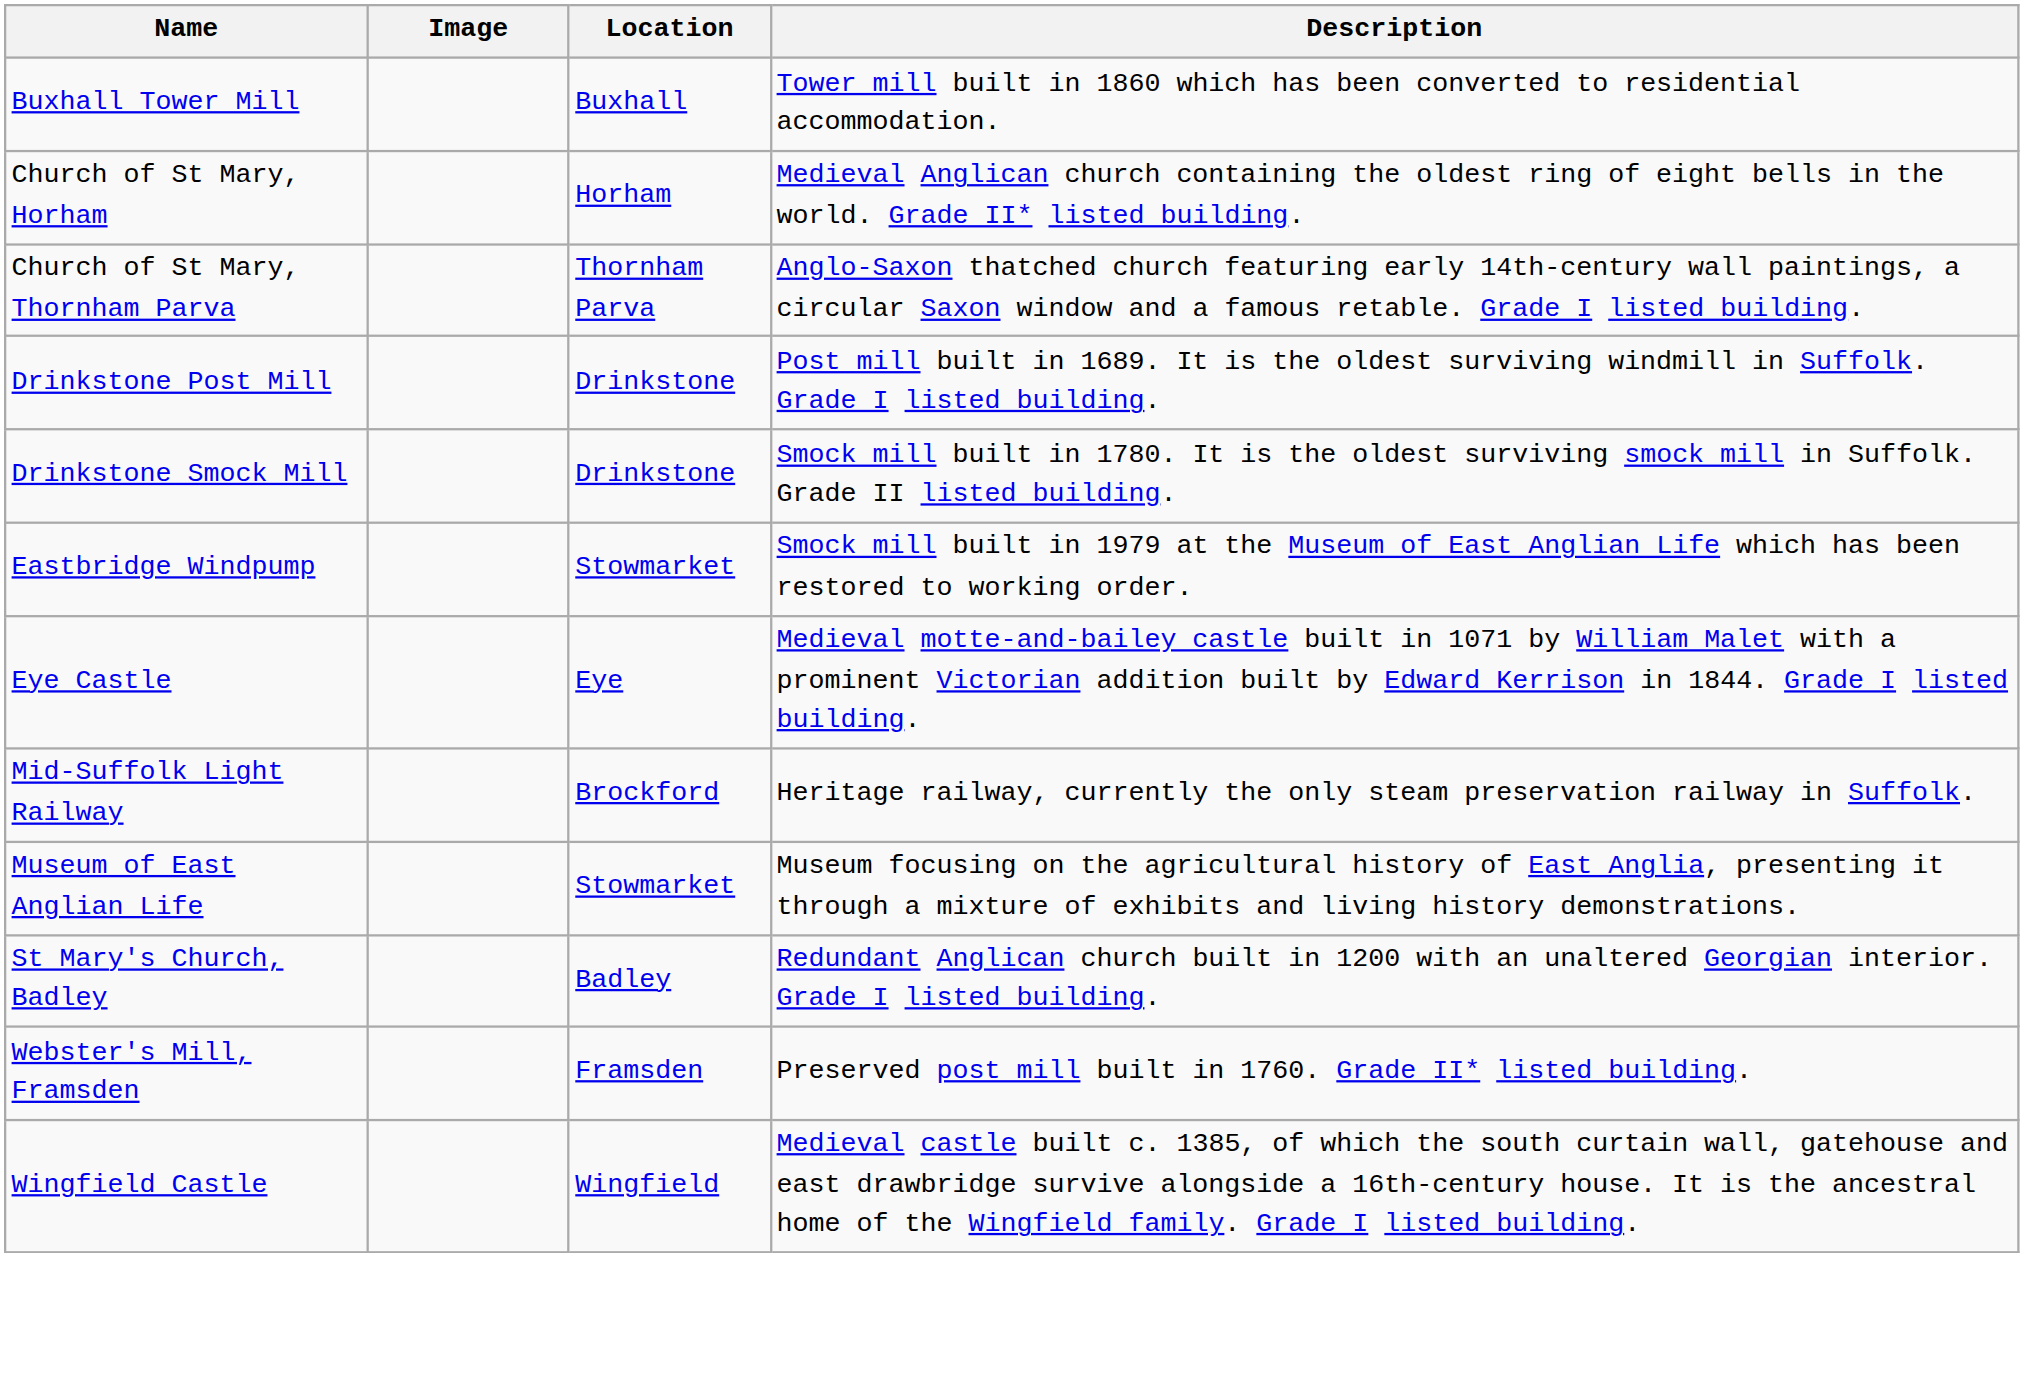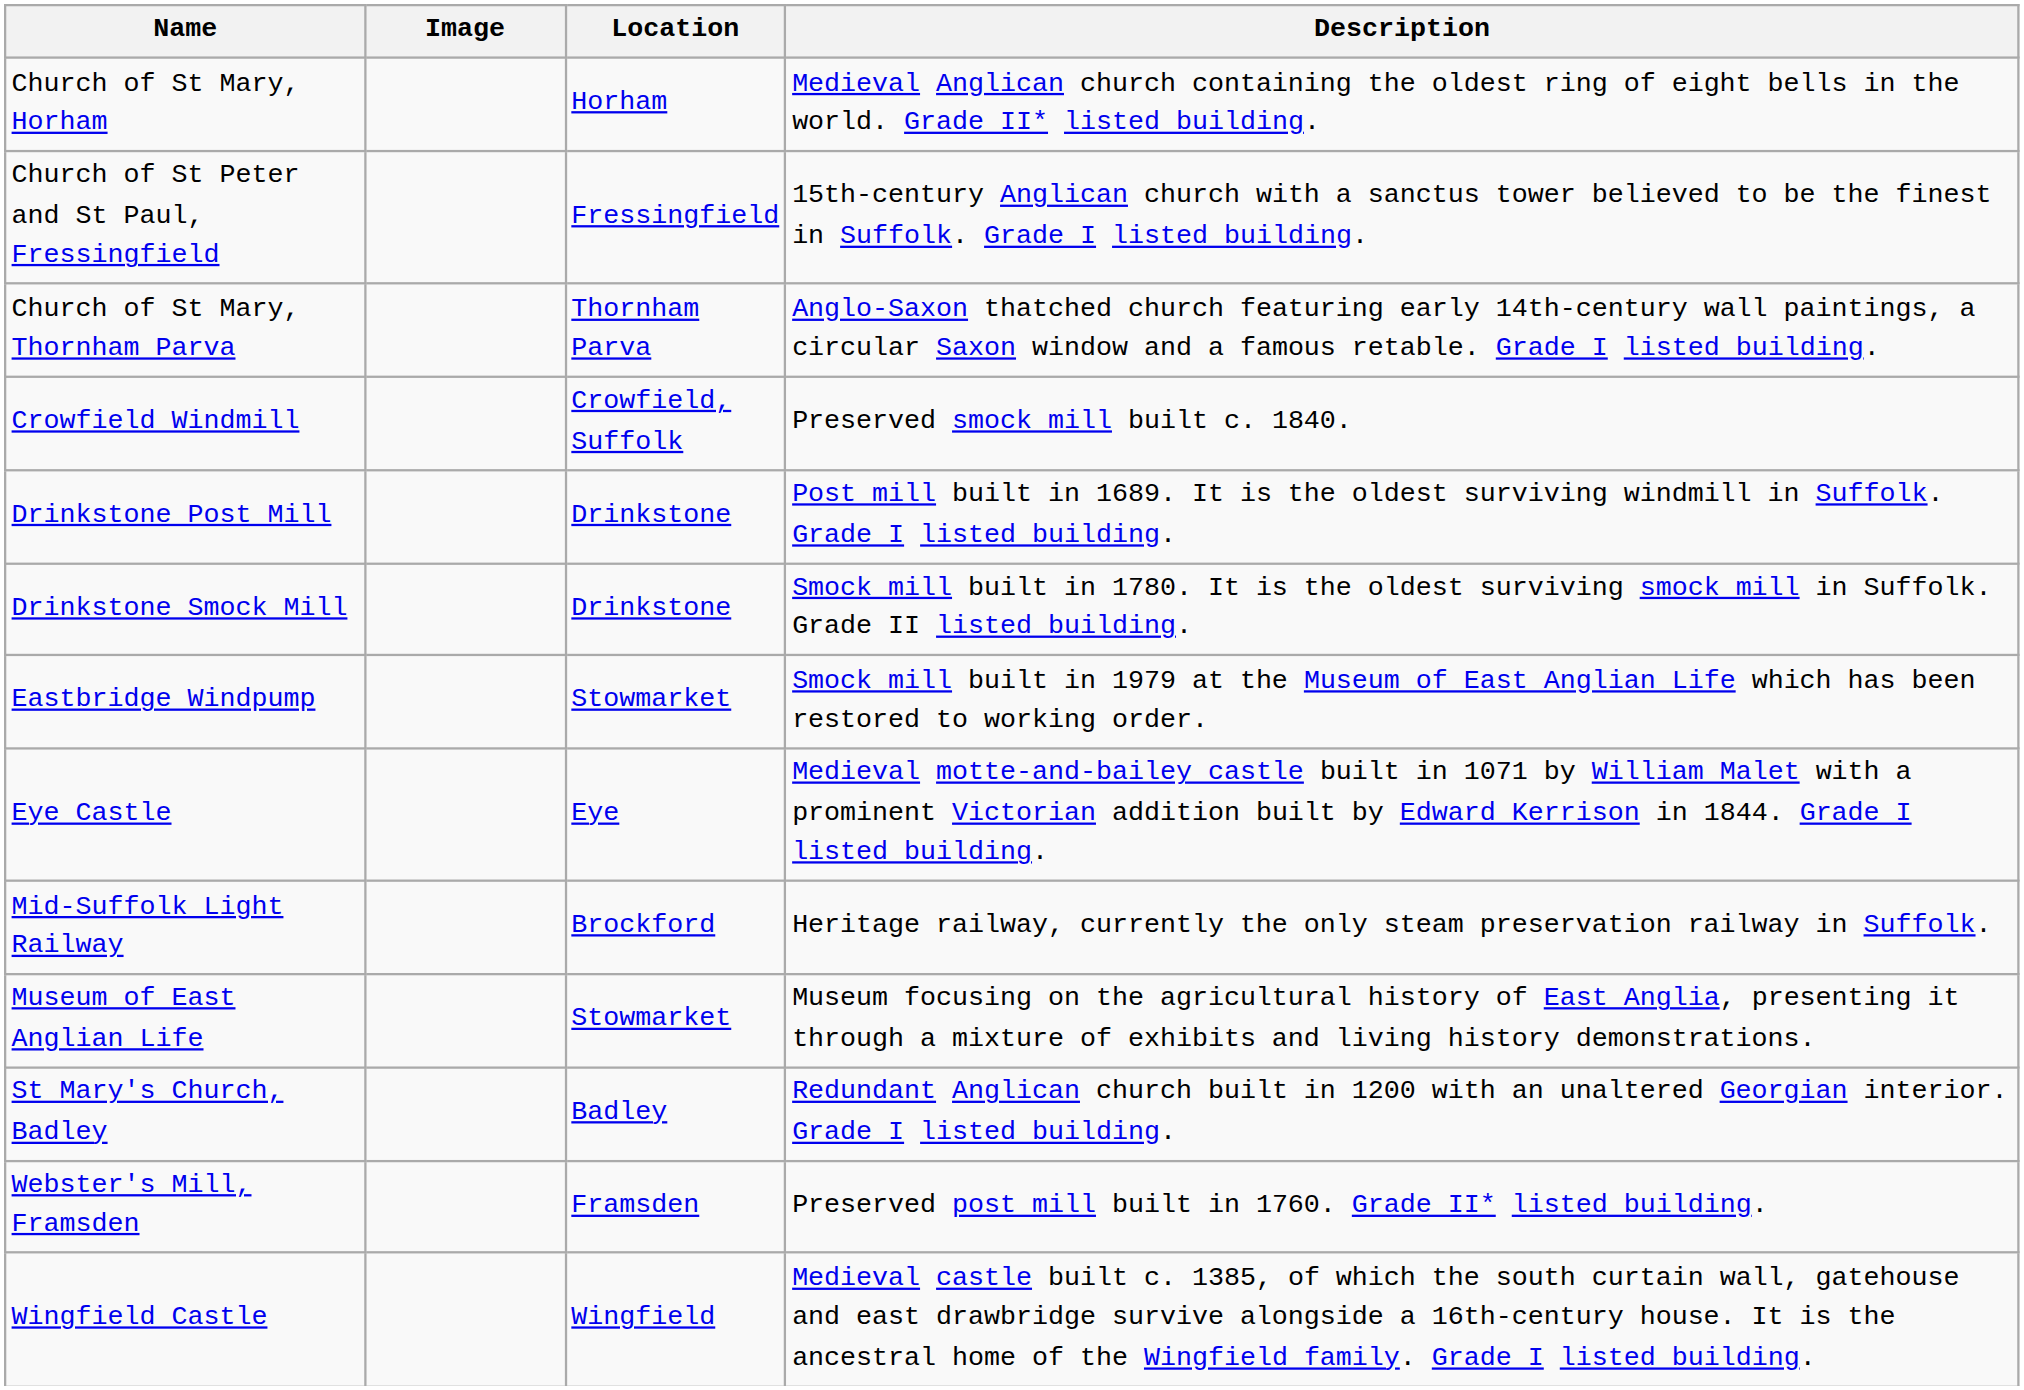- row: (156, 102)
+ row: (156, 215)
+ row: (156, 421)
